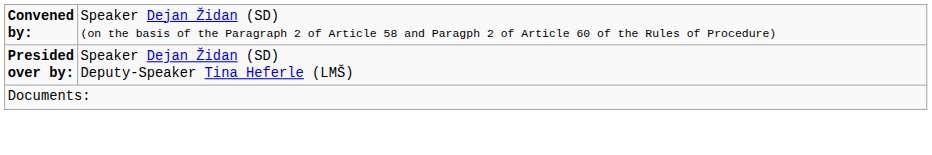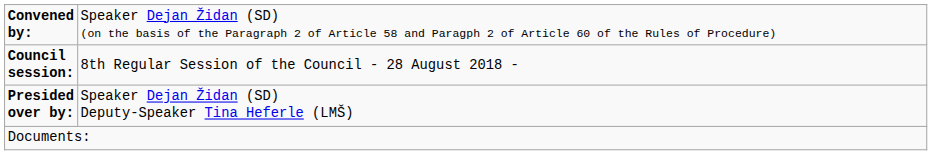+ row: (41, 65)
